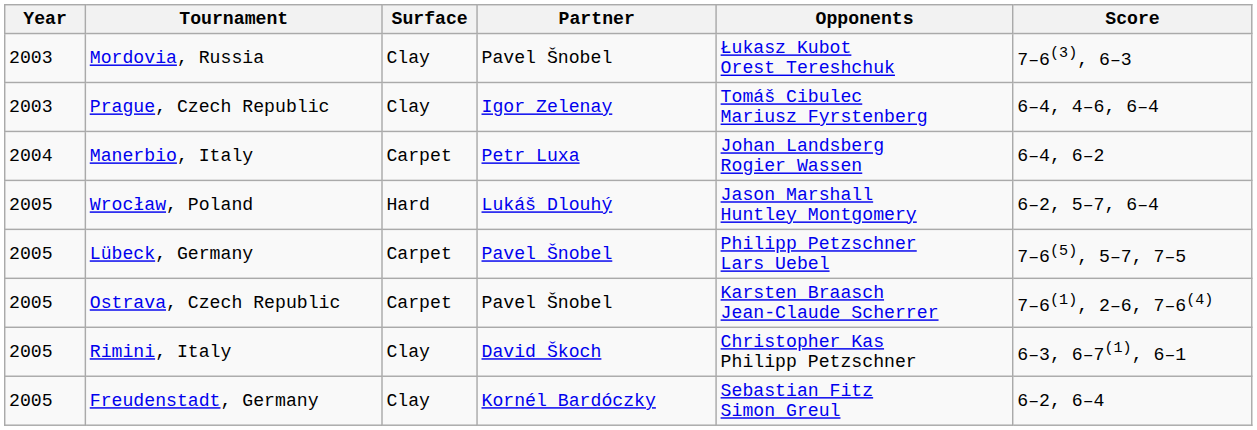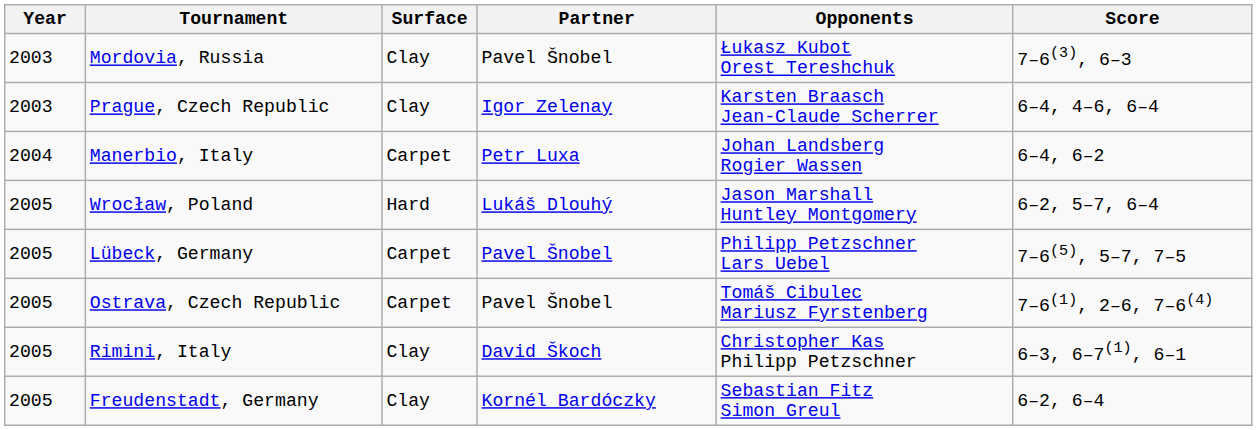(824, 107) Tomáš Cibulec Mariusz Fyrstenberg -> (830, 107) Karsten Braasch Jean-Claude Scherrer
(830, 303) Karsten Braasch Jean-Claude Scherrer -> (824, 303) Tomáš Cibulec Mariusz Fyrstenberg
